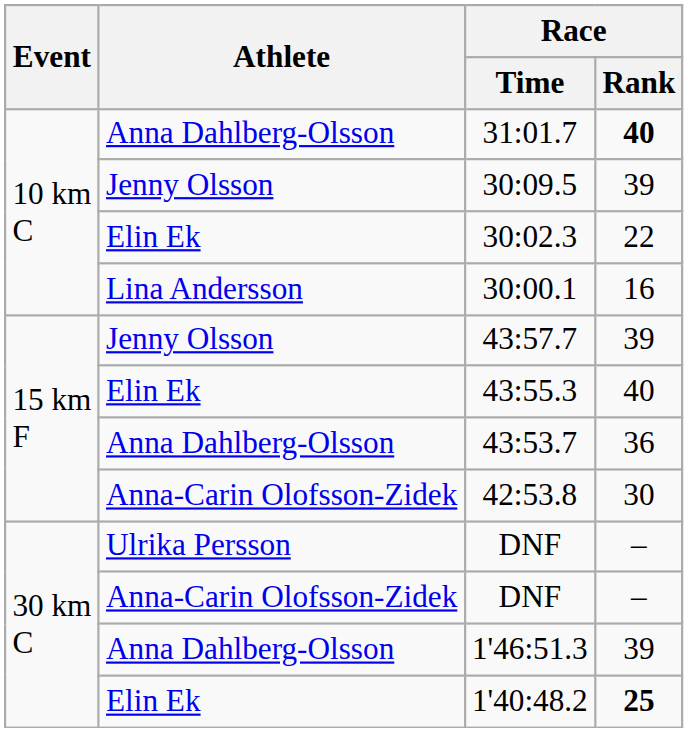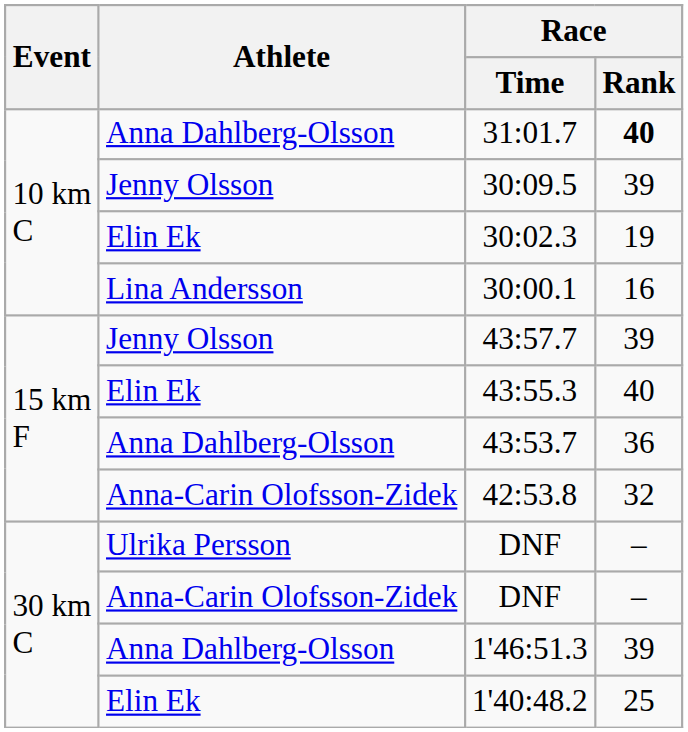(639, 236) 22 -> (639, 236) 19
(639, 494) 30 -> (639, 494) 32
(639, 700) bold -> (639, 700) normal
